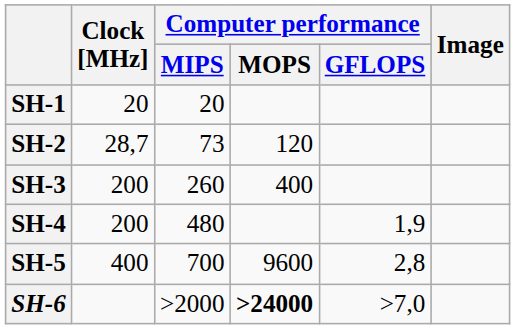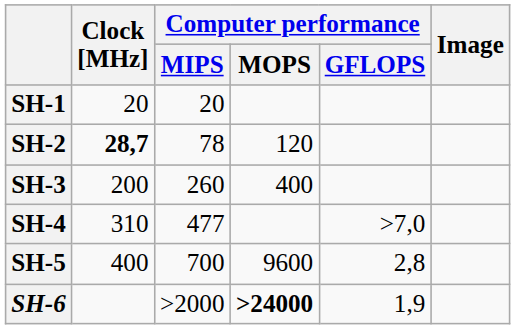(126, 144) normal -> (126, 144) bold
(212, 144) 73 -> (212, 144) 78
(130, 223) 200 -> (130, 223) 310
(206, 223) 480 -> (206, 223) 477
(410, 223) 1,9 -> (402, 223) >7,0
(402, 303) >7,0 -> (410, 303) 1,9
